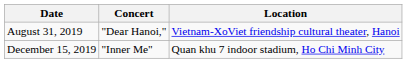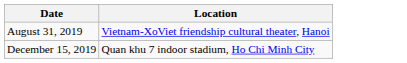- column: (134, 13)
